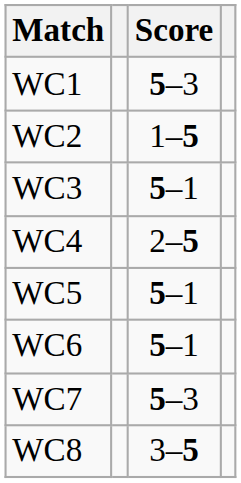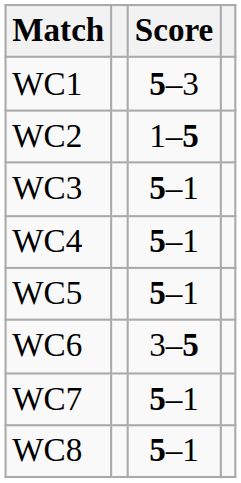(174, 240) 2–5 -> (174, 240) 5–1
(174, 345) 5–1 -> (174, 345) 3–5
(174, 398) 5–3 -> (174, 398) 5–1
(174, 450) 3–5 -> (174, 450) 5–1
